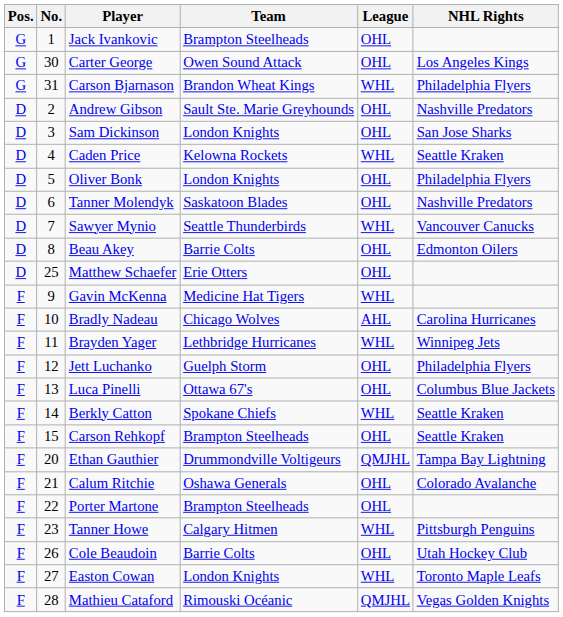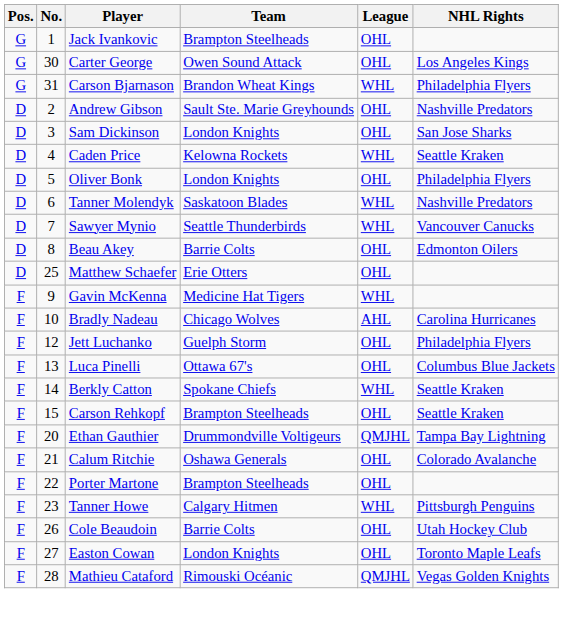(376, 202) OHL -> (378, 202) WHL
- row: (113, 343)
(378, 576) WHL -> (376, 553) OHL
